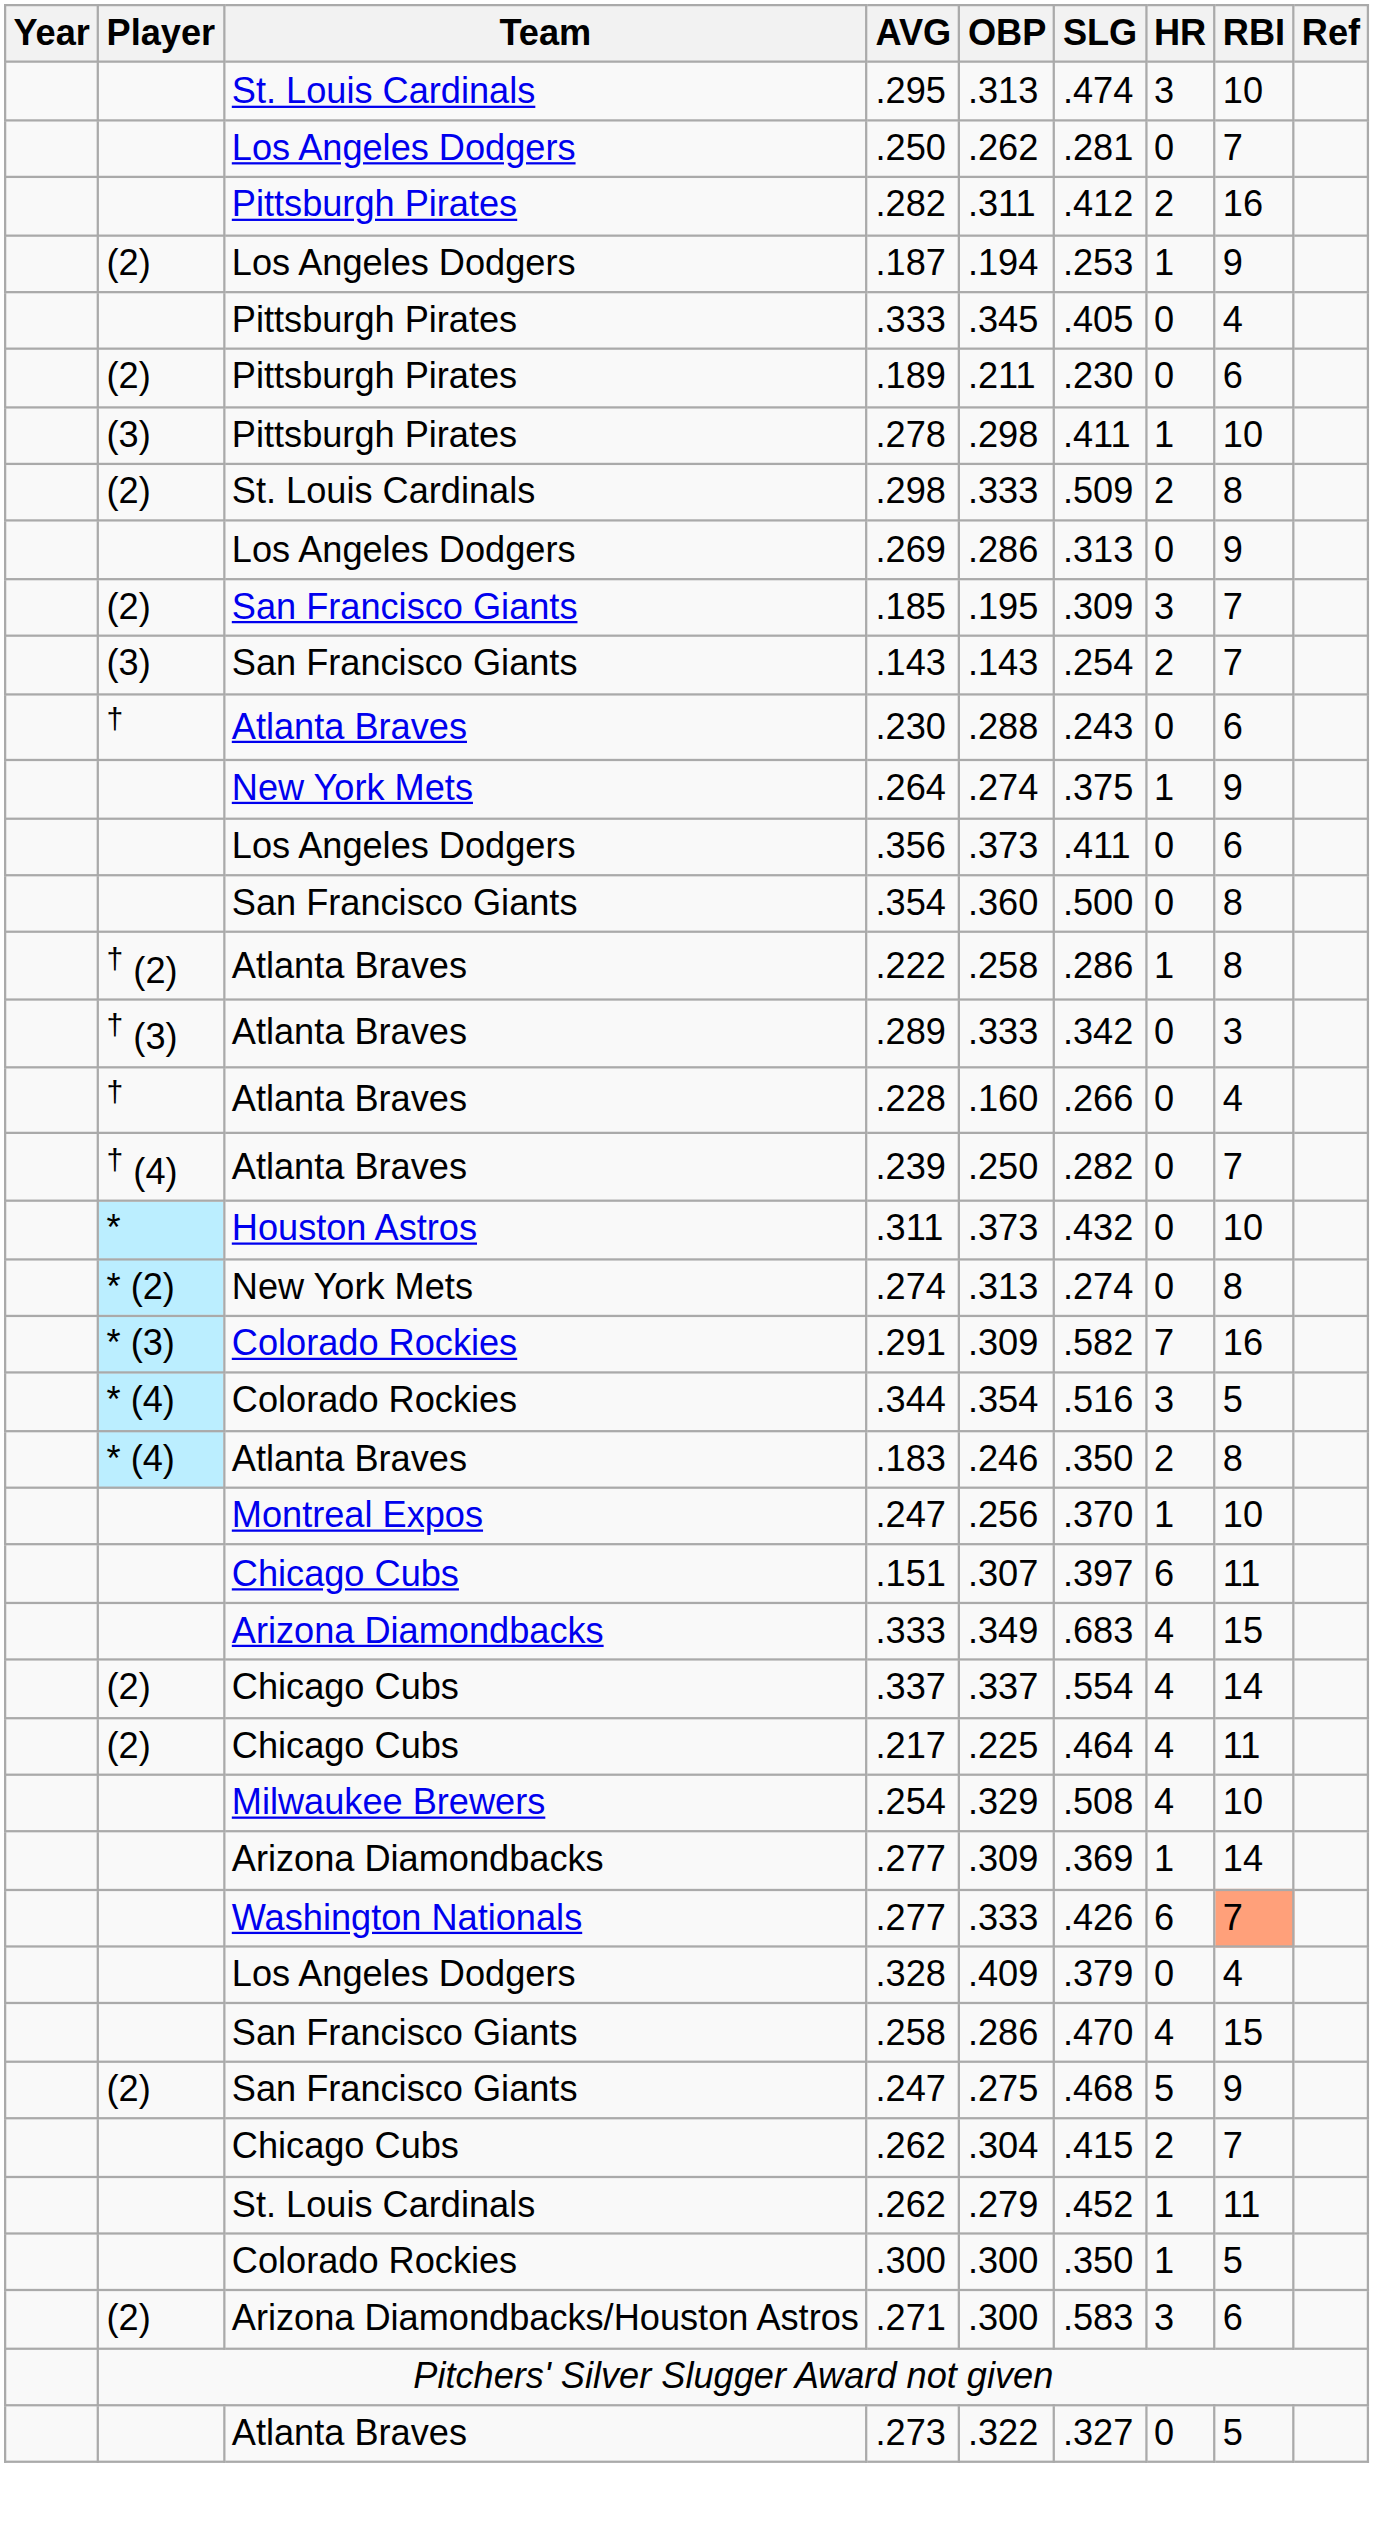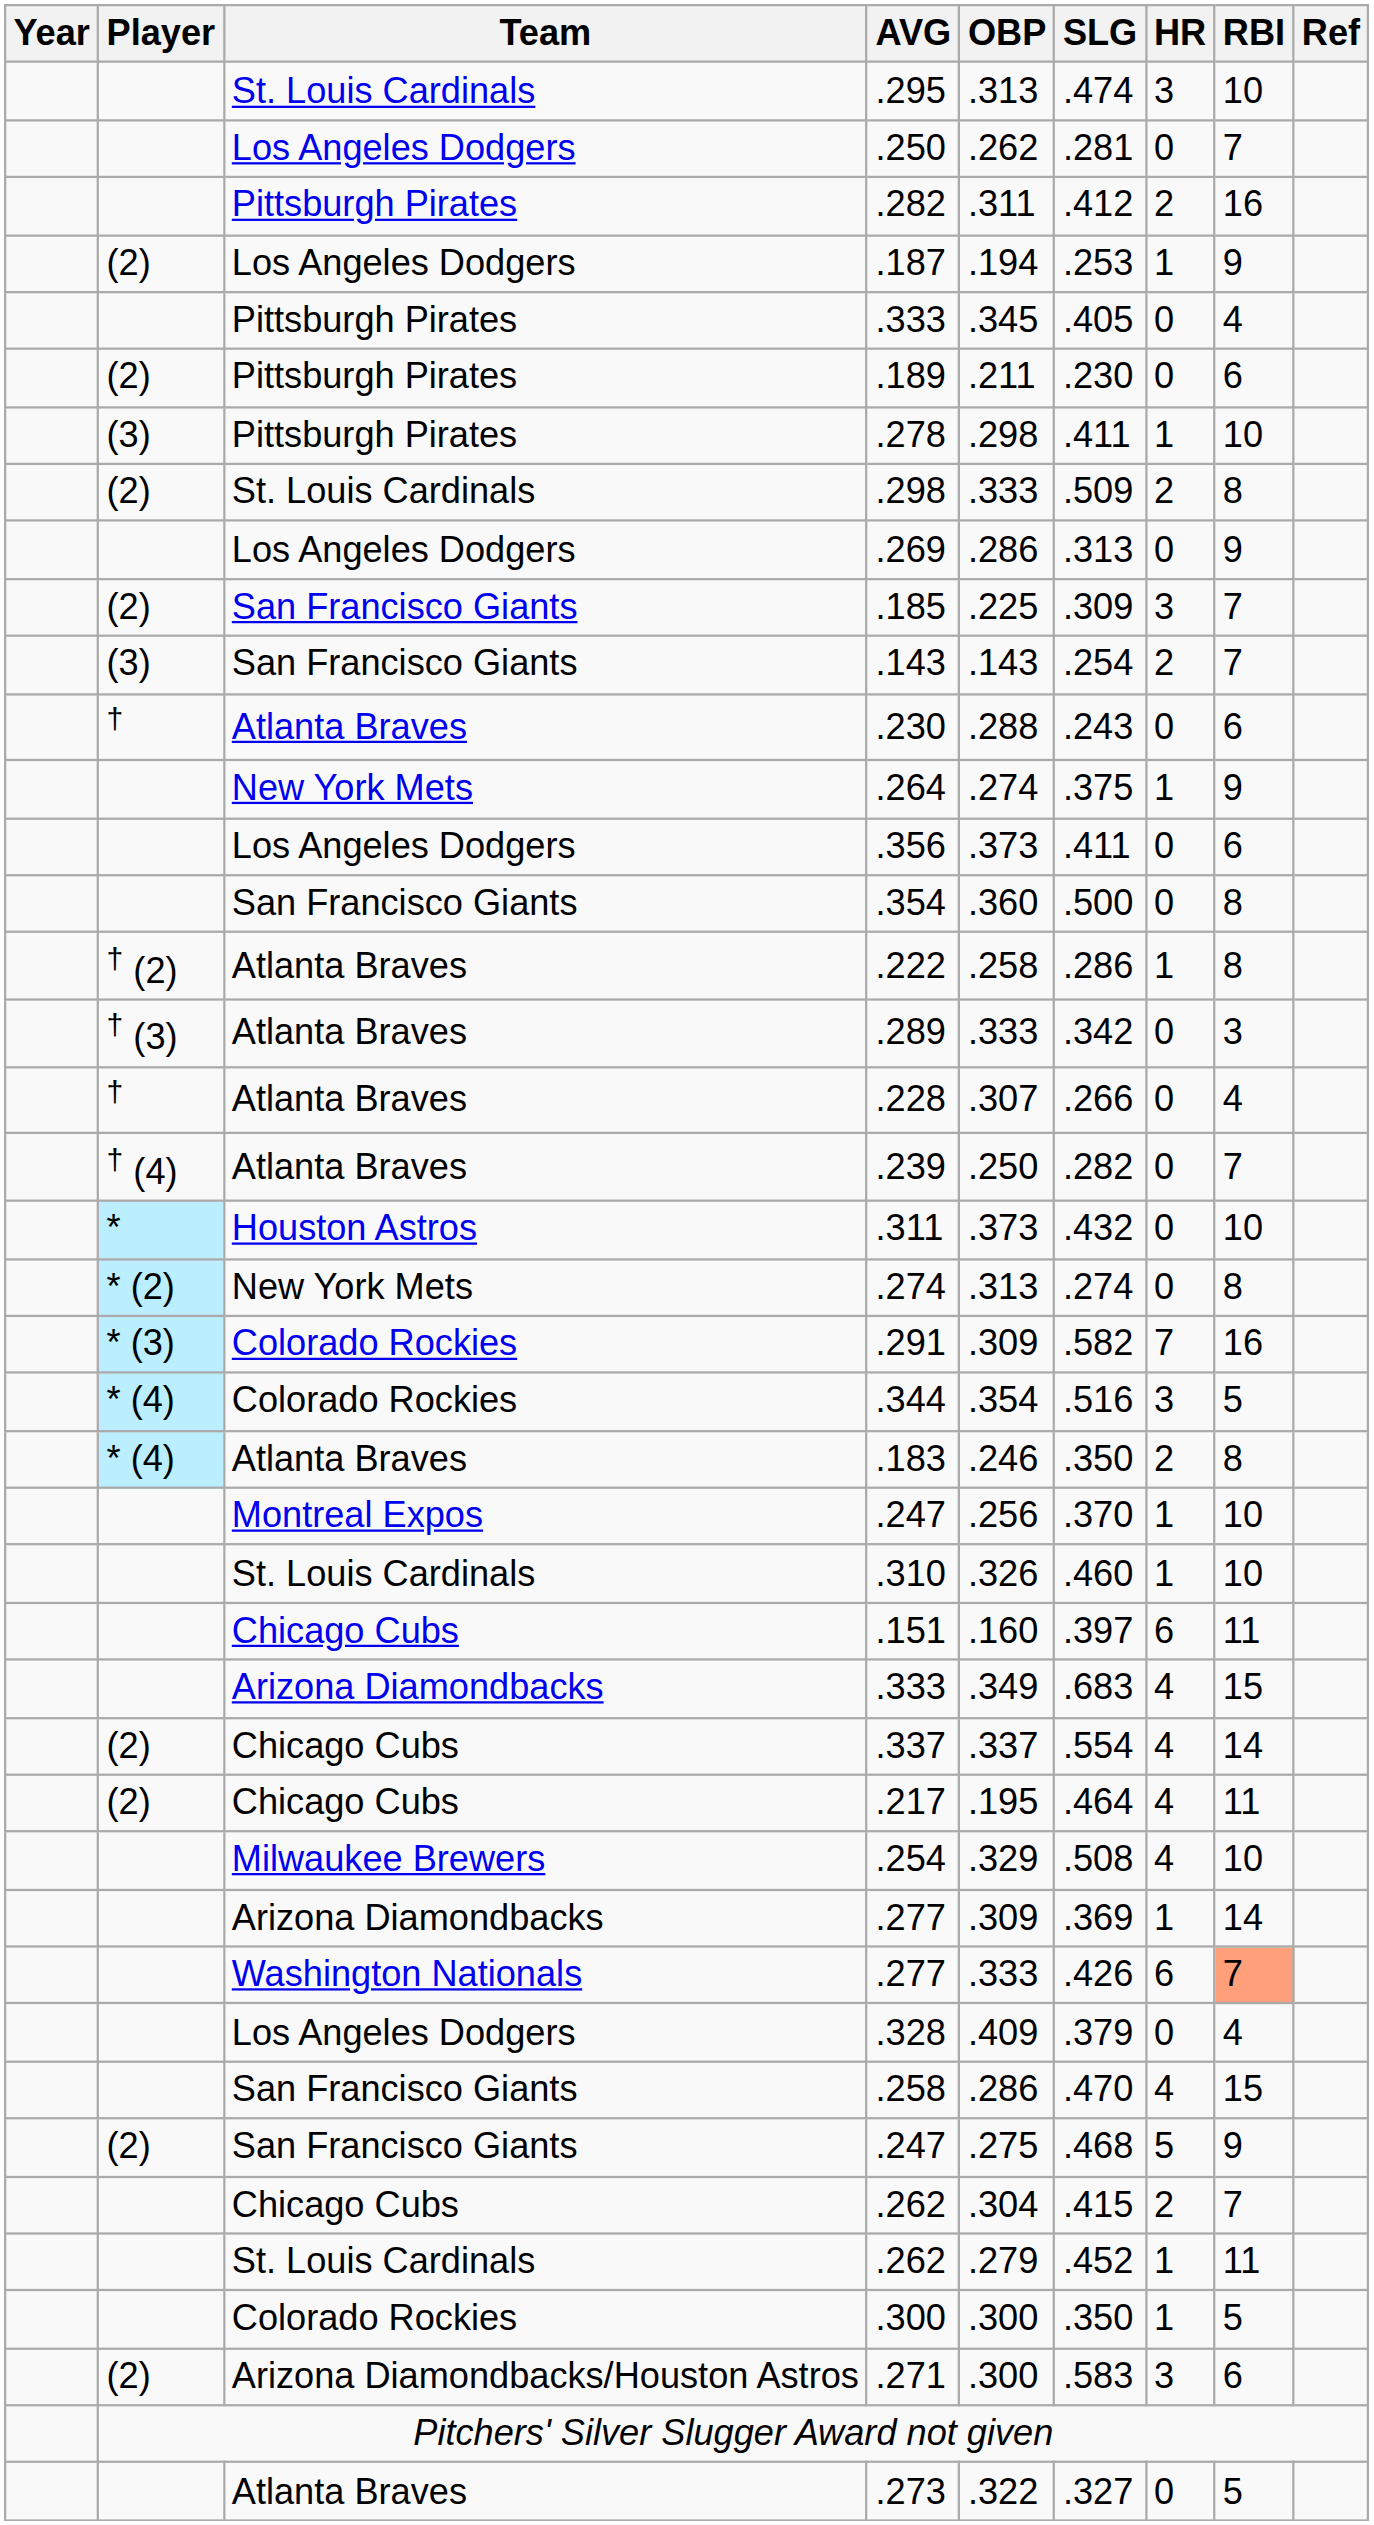(1003, 606) .195 -> (1003, 606) .225
(1003, 1099) .160 -> (1003, 1099) .307
+ row: (384, 1573)
(1003, 1573) .307 -> (1003, 1630) .160
(1003, 1745) .225 -> (1003, 1802) .195
